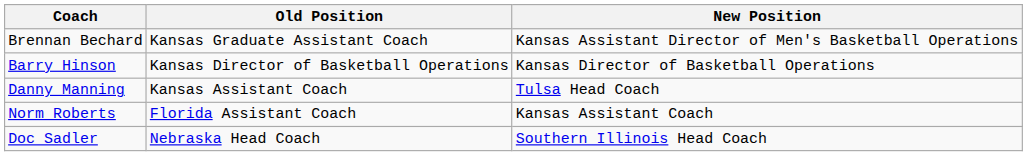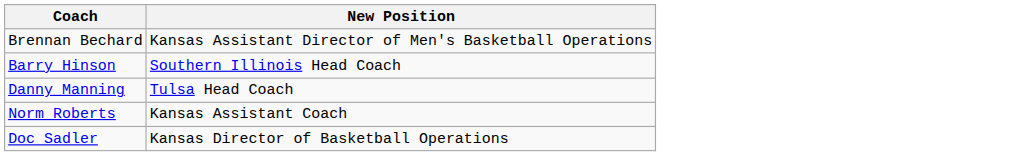- column: (329, 17)
(695, 65) Kansas Director of Basketball Operations -> (275, 65) Southern Illinois Head Coach
(641, 139) Southern Illinois Head Coach -> (329, 139) Kansas Director of Basketball Operations
